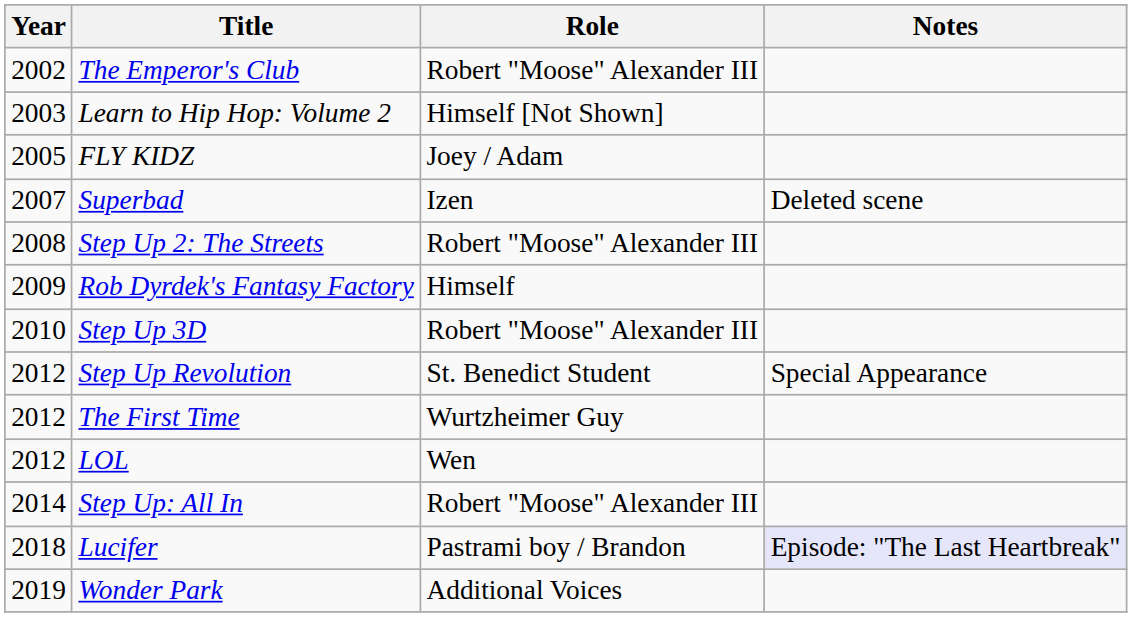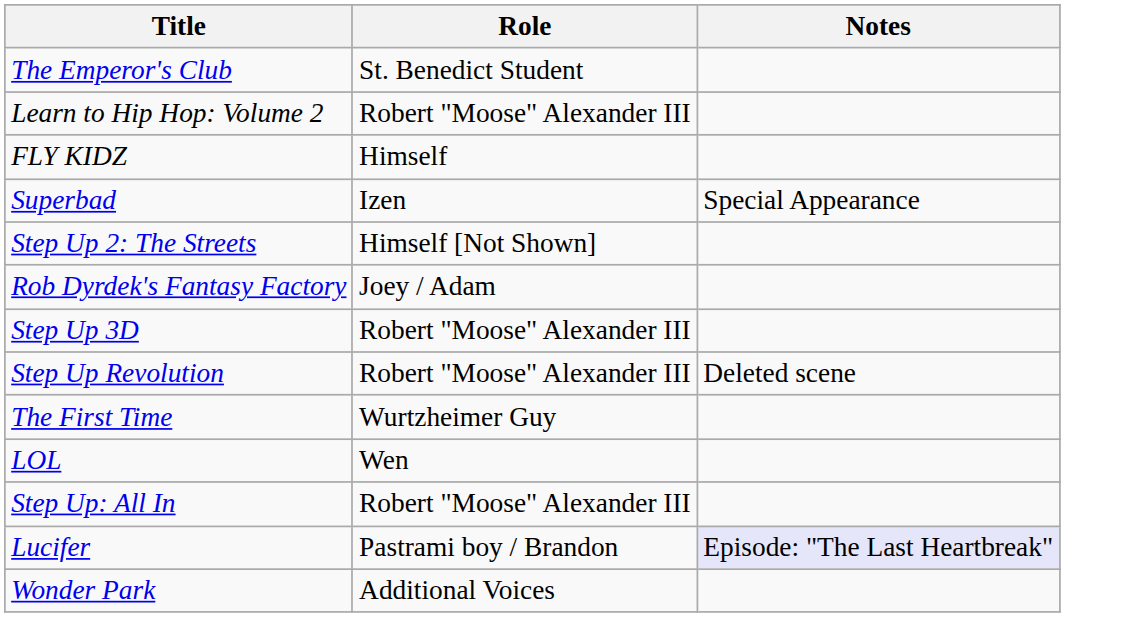- column: (39, 26)
(592, 69) Robert "Moose" Alexander III -> (471, 69) St. Benedict Student
(545, 112) Himself [Not Shown] -> (525, 112) Robert "Moose" Alexander III
(495, 156) Joey / Adam -> (403, 156) Himself
(847, 199) Deleted scene -> (812, 199) Special Appearance
(592, 243) Robert "Moose" Alexander III -> (478, 243) Himself [Not Shown]
(471, 286) Himself -> (428, 286) Joey / Adam
(539, 373) St. Benedict Student -> (525, 373) Robert "Moose" Alexander III
(879, 373) Special Appearance -> (780, 373) Deleted scene
